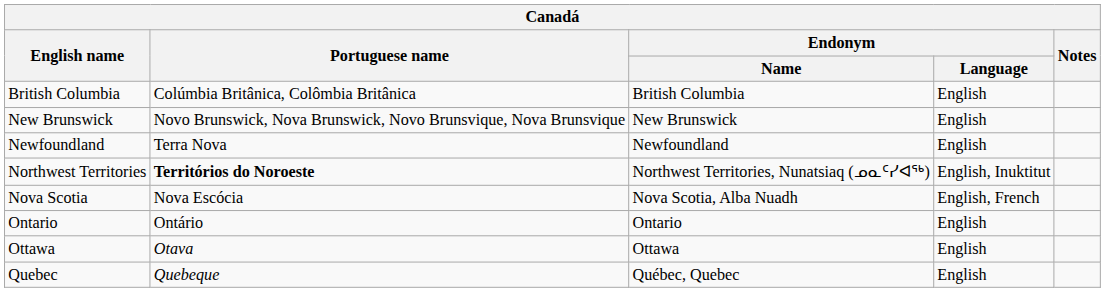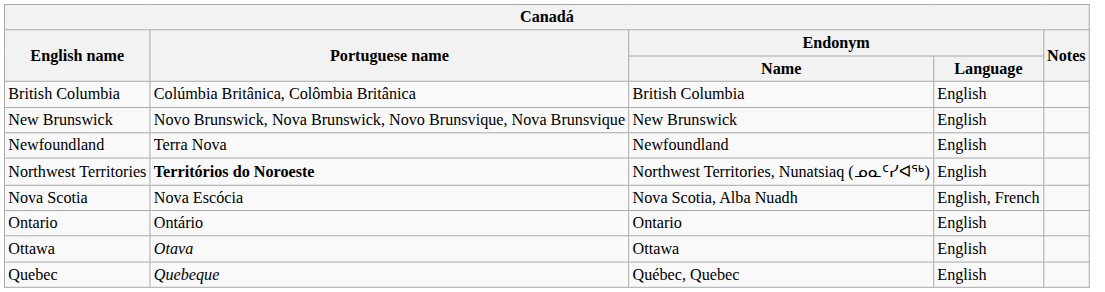(994, 171) English, Inuktitut -> (962, 171) English
